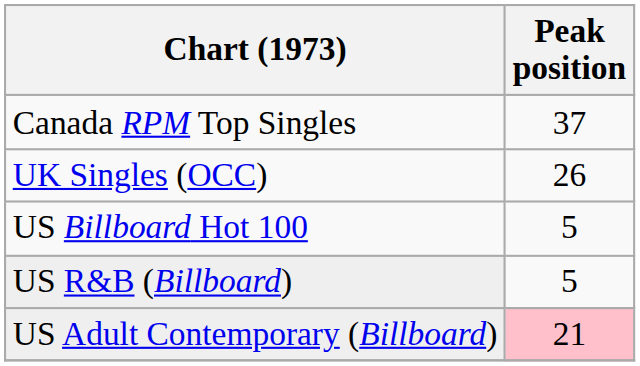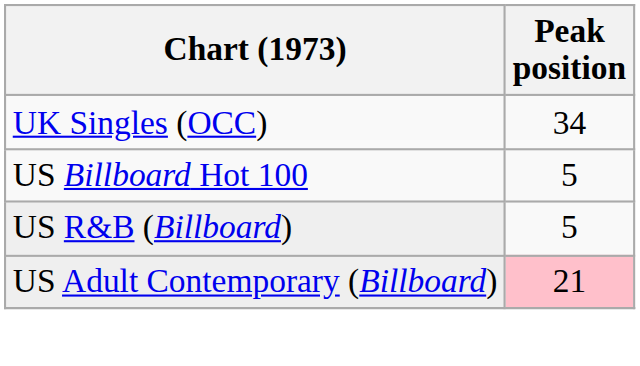- row: (184, 121)
(569, 174) 26 -> (569, 121) 34
